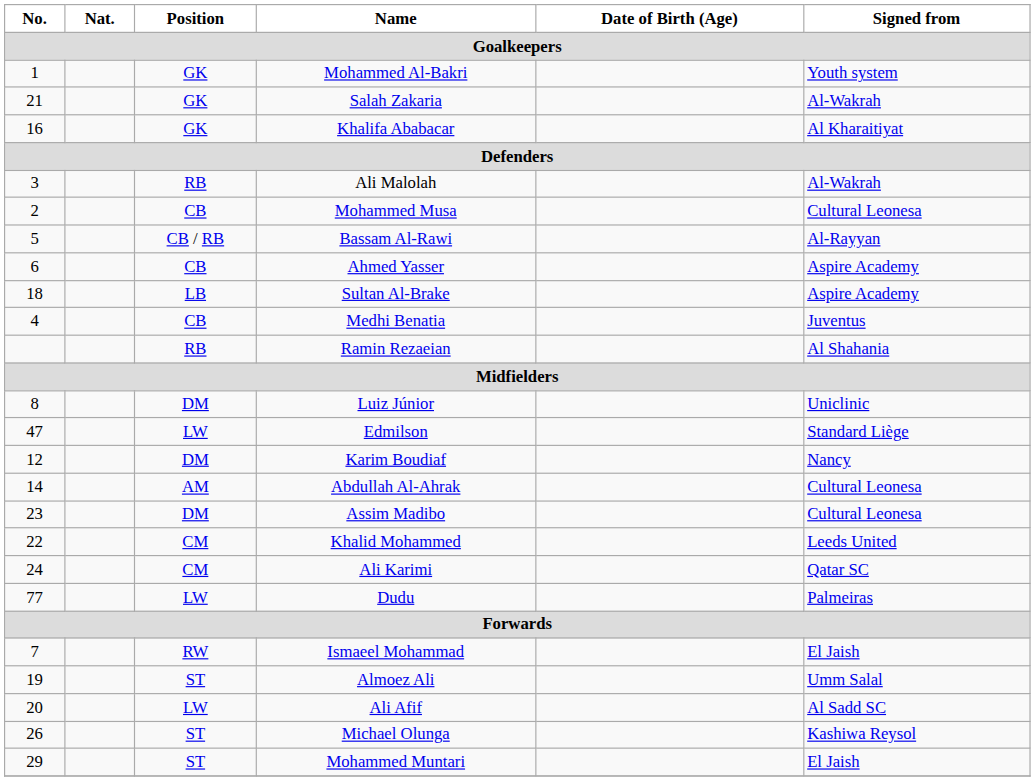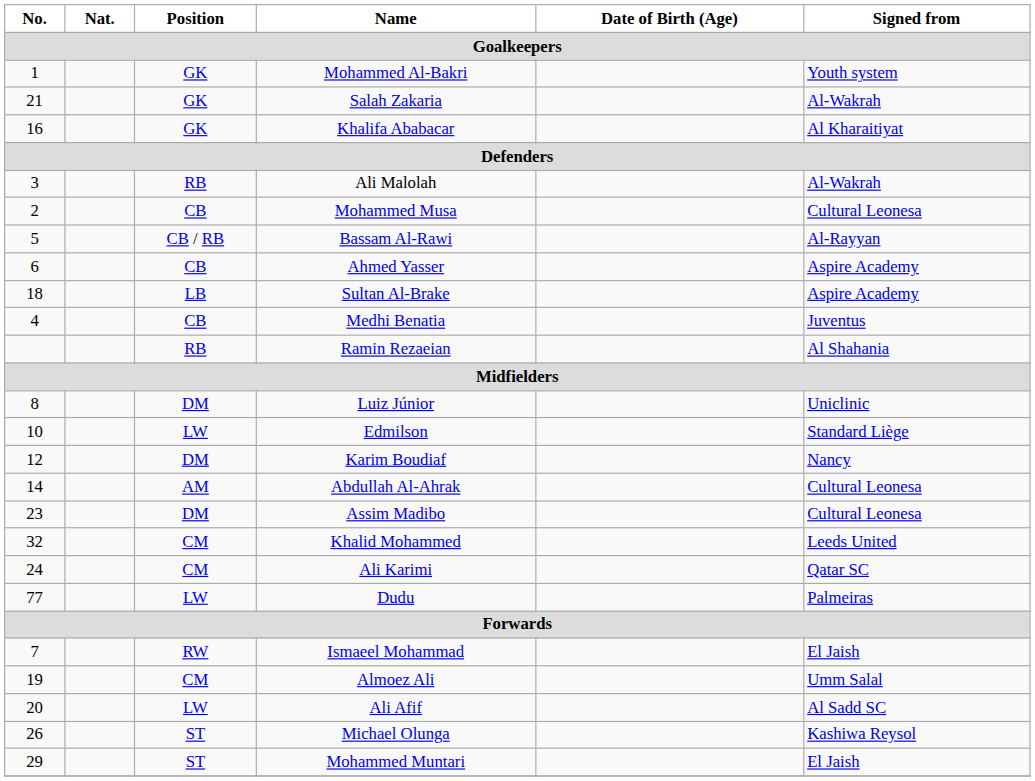(35, 431) 47 -> (35, 431) 10
(35, 542) 22 -> (35, 542) 32
(195, 679) ST -> (195, 679) CM
